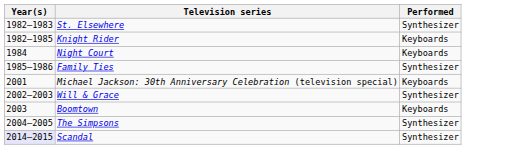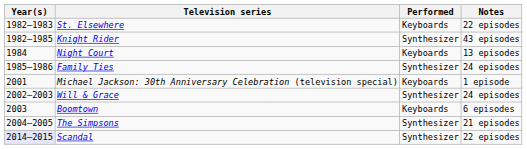+ column: (491, 11)
(430, 25) Synthesizer -> (425, 25) Keyboards
(425, 39) Keyboards -> (430, 39) Synthesizer
